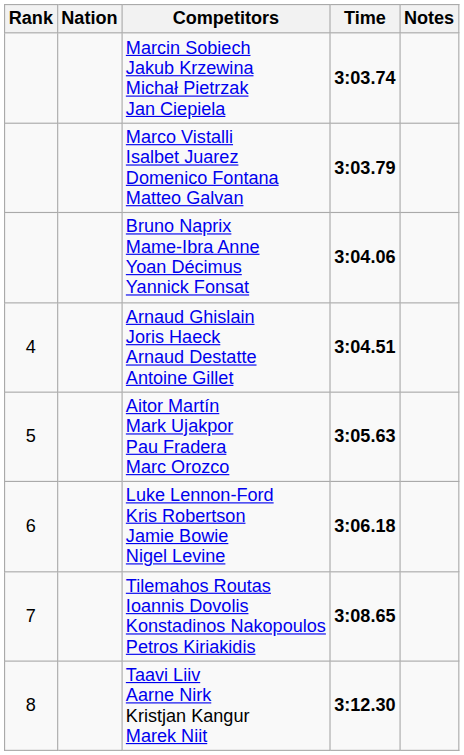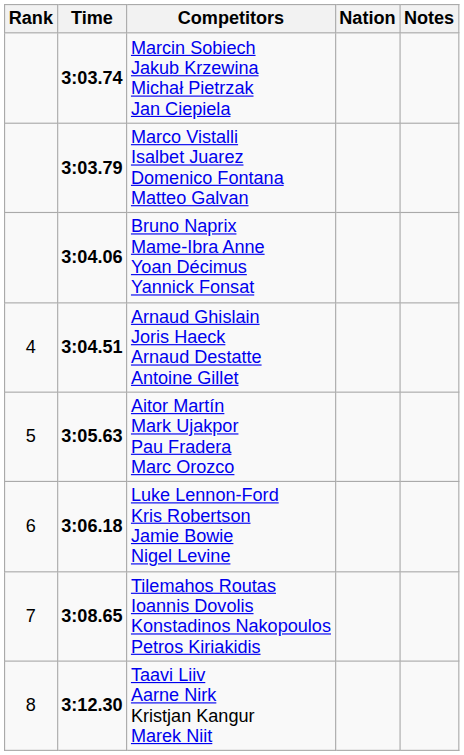columns swapped: (89, 18) <-> (365, 18)
